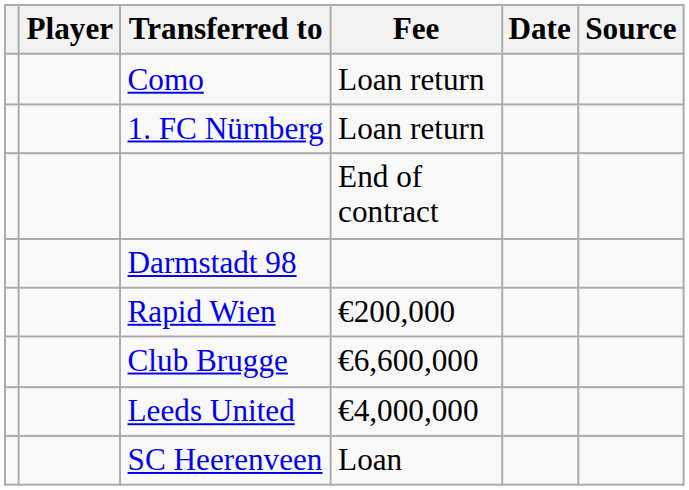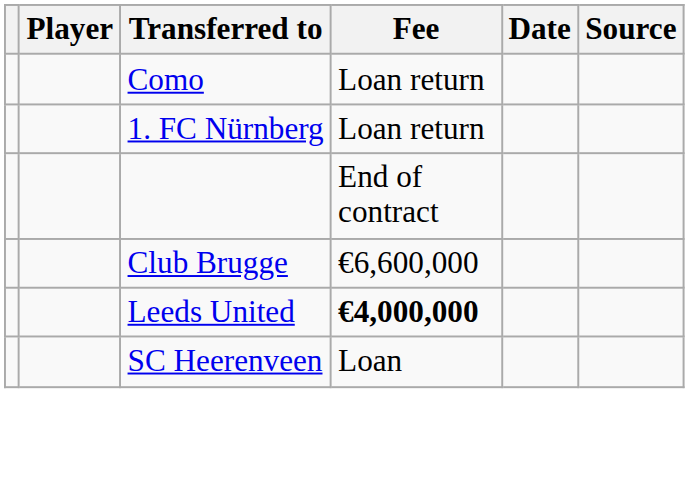- row: (212, 262)
- row: (202, 311)
(408, 410) normal -> (408, 311) bold
